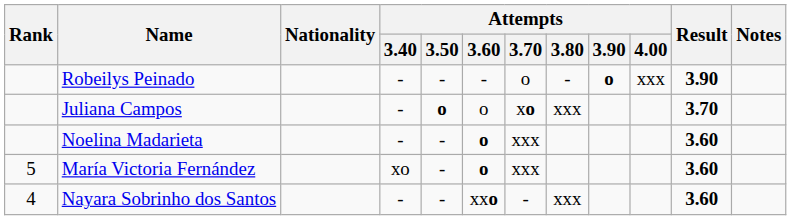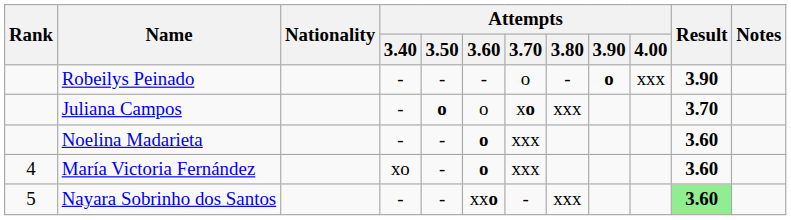(31, 169) 5 -> (31, 169) 4
(31, 199) 4 -> (31, 199) 5
(702, 199) no background -> (702, 199) lightgreen background
